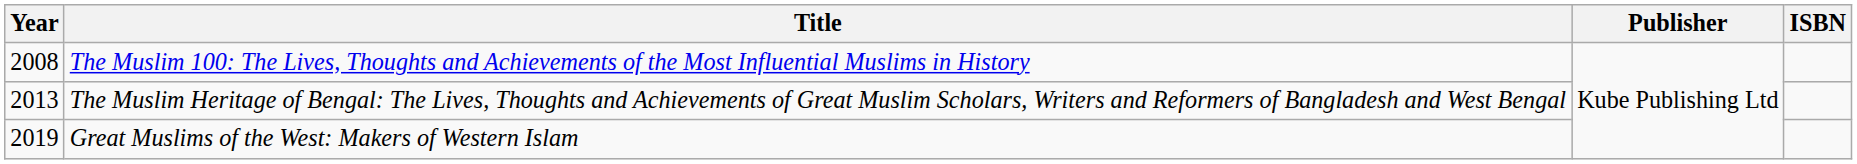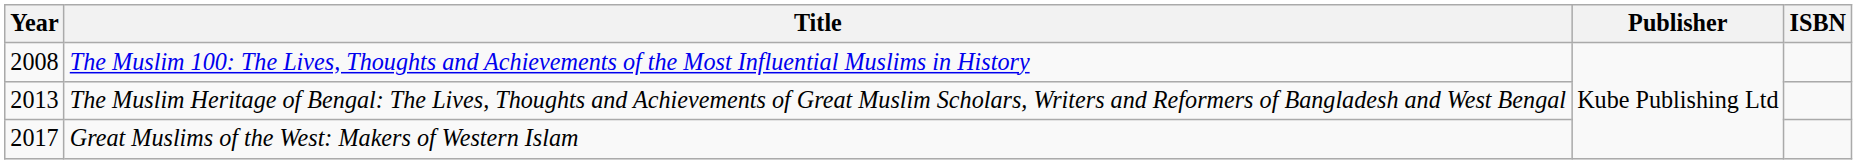(34, 138) 2019 -> (34, 138) 2017
